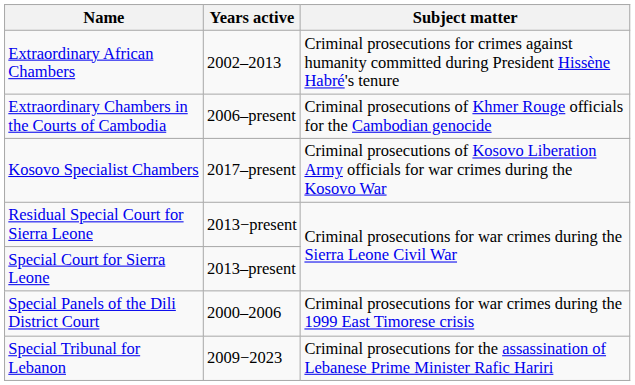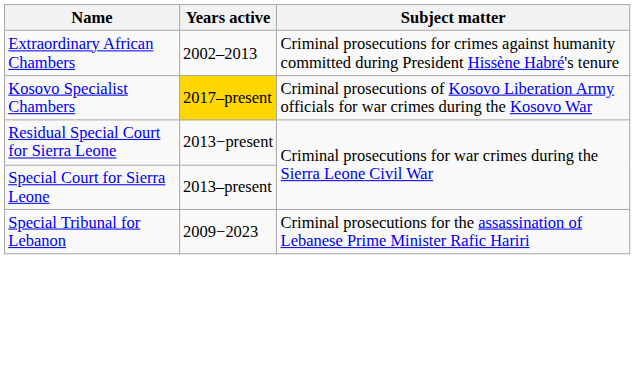- row: (98, 116)
(251, 170) no background -> (228, 97) gold background
- row: (92, 313)
